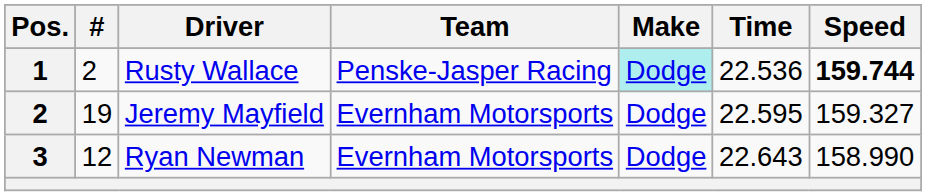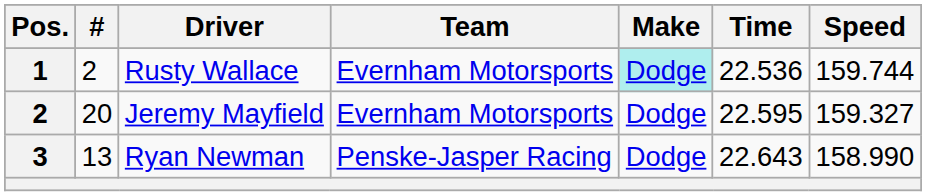(474, 70) Penske-Jasper Racing -> (475, 70) Evernham Motorsports
(865, 70) bold -> (865, 70) normal
(97, 113) 19 -> (97, 113) 20
(97, 157) 12 -> (97, 157) 13
(475, 157) Evernham Motorsports -> (474, 157) Penske-Jasper Racing
